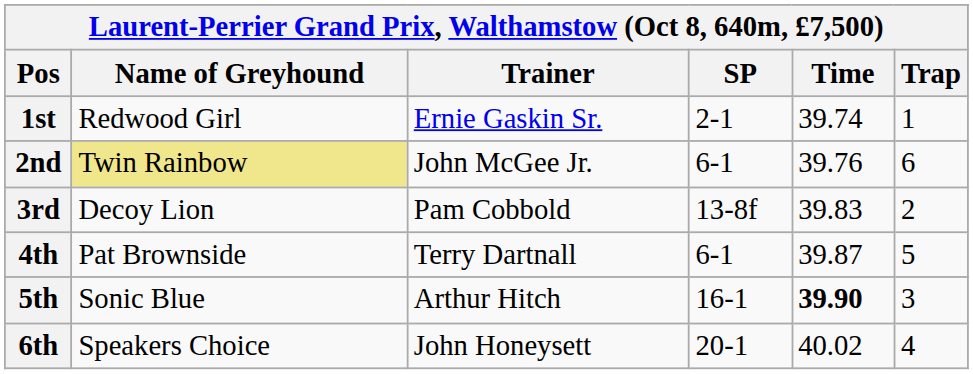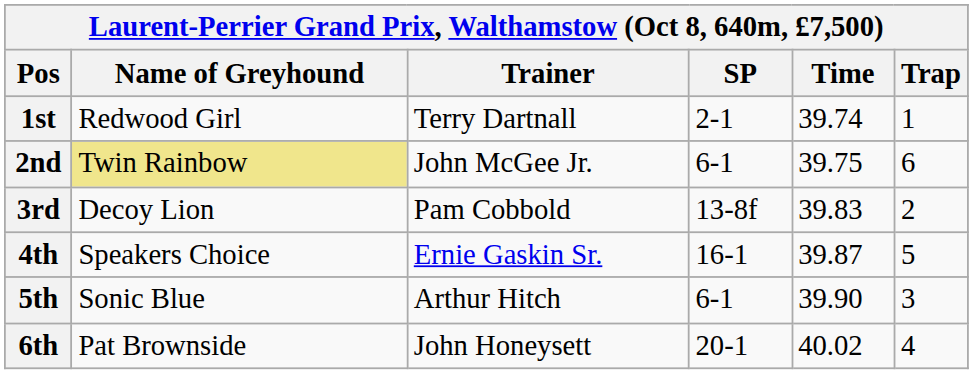(508, 118) Ernie Gaskin Sr. -> (495, 118) Terry Dartnall
(830, 163) 39.76 -> (830, 163) 39.75
(162, 254) Pat Brownside -> (174, 254) Speakers Choice
(495, 254) Terry Dartnall -> (508, 254) Ernie Gaskin Sr.
(715, 254) 6-1 -> (722, 254) 16-1
(722, 299) 16-1 -> (715, 299) 6-1
(830, 299) bold -> (830, 299) normal
(174, 345) Speakers Choice -> (162, 345) Pat Brownside
